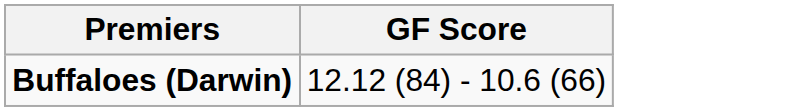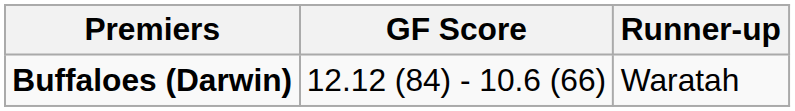+ column: (701, 29)
